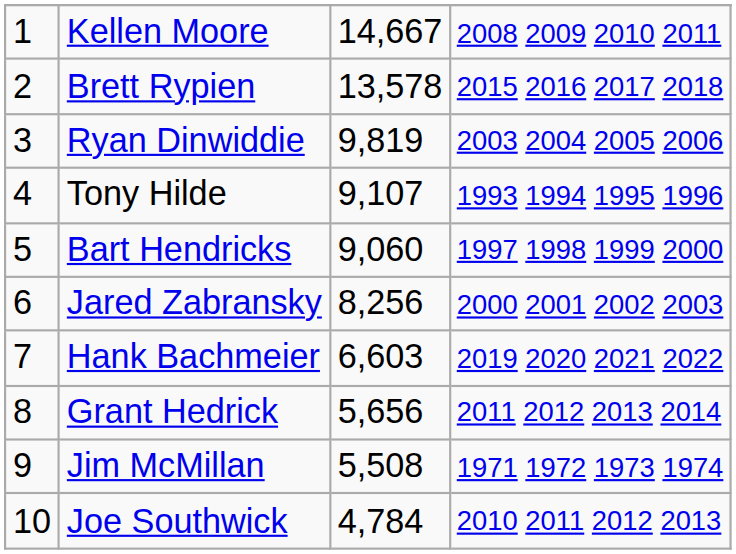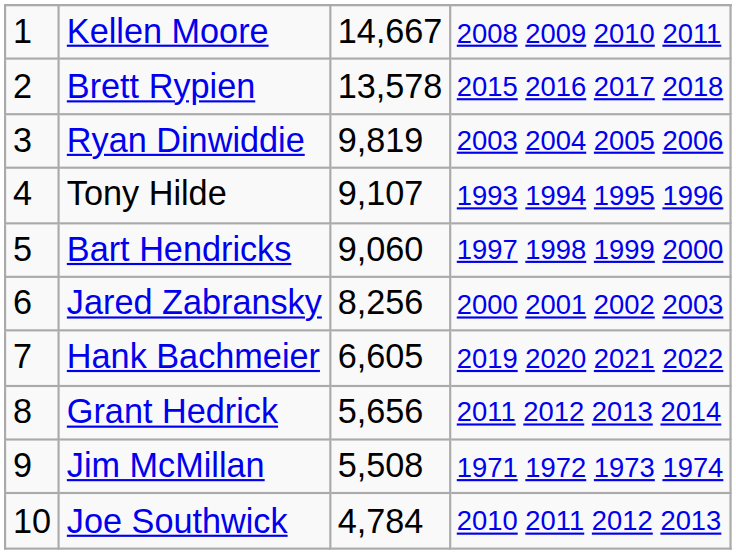(380, 357) 6,603 -> (380, 357) 6,605
